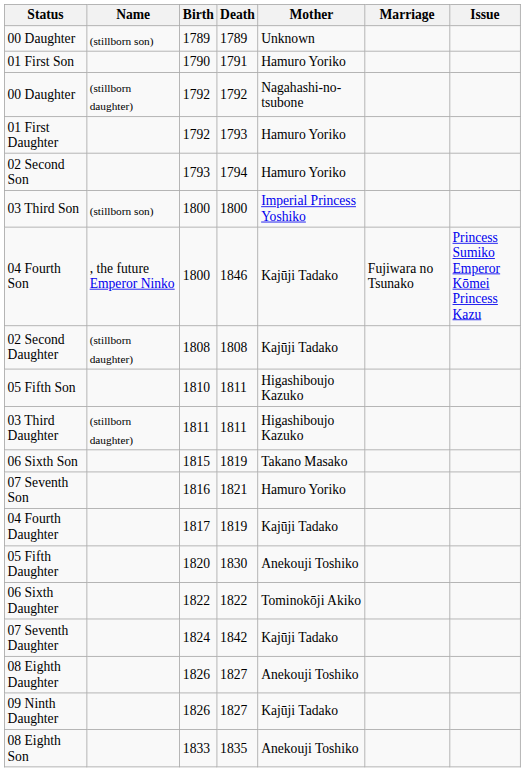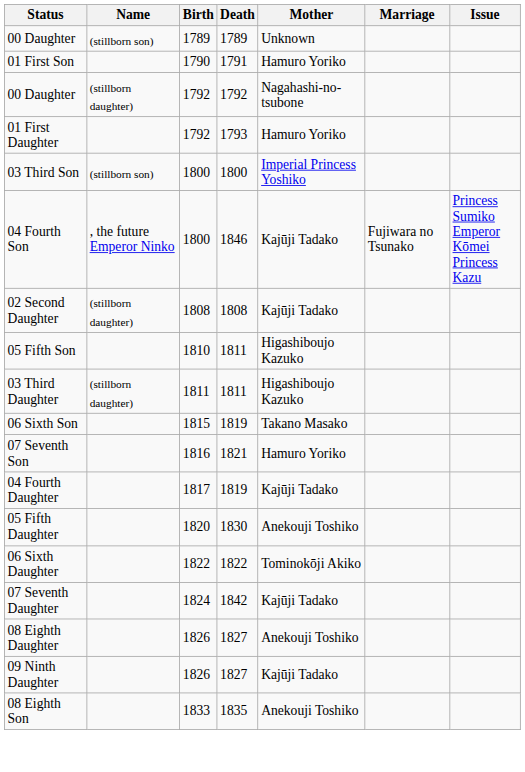- row: (36, 172)
